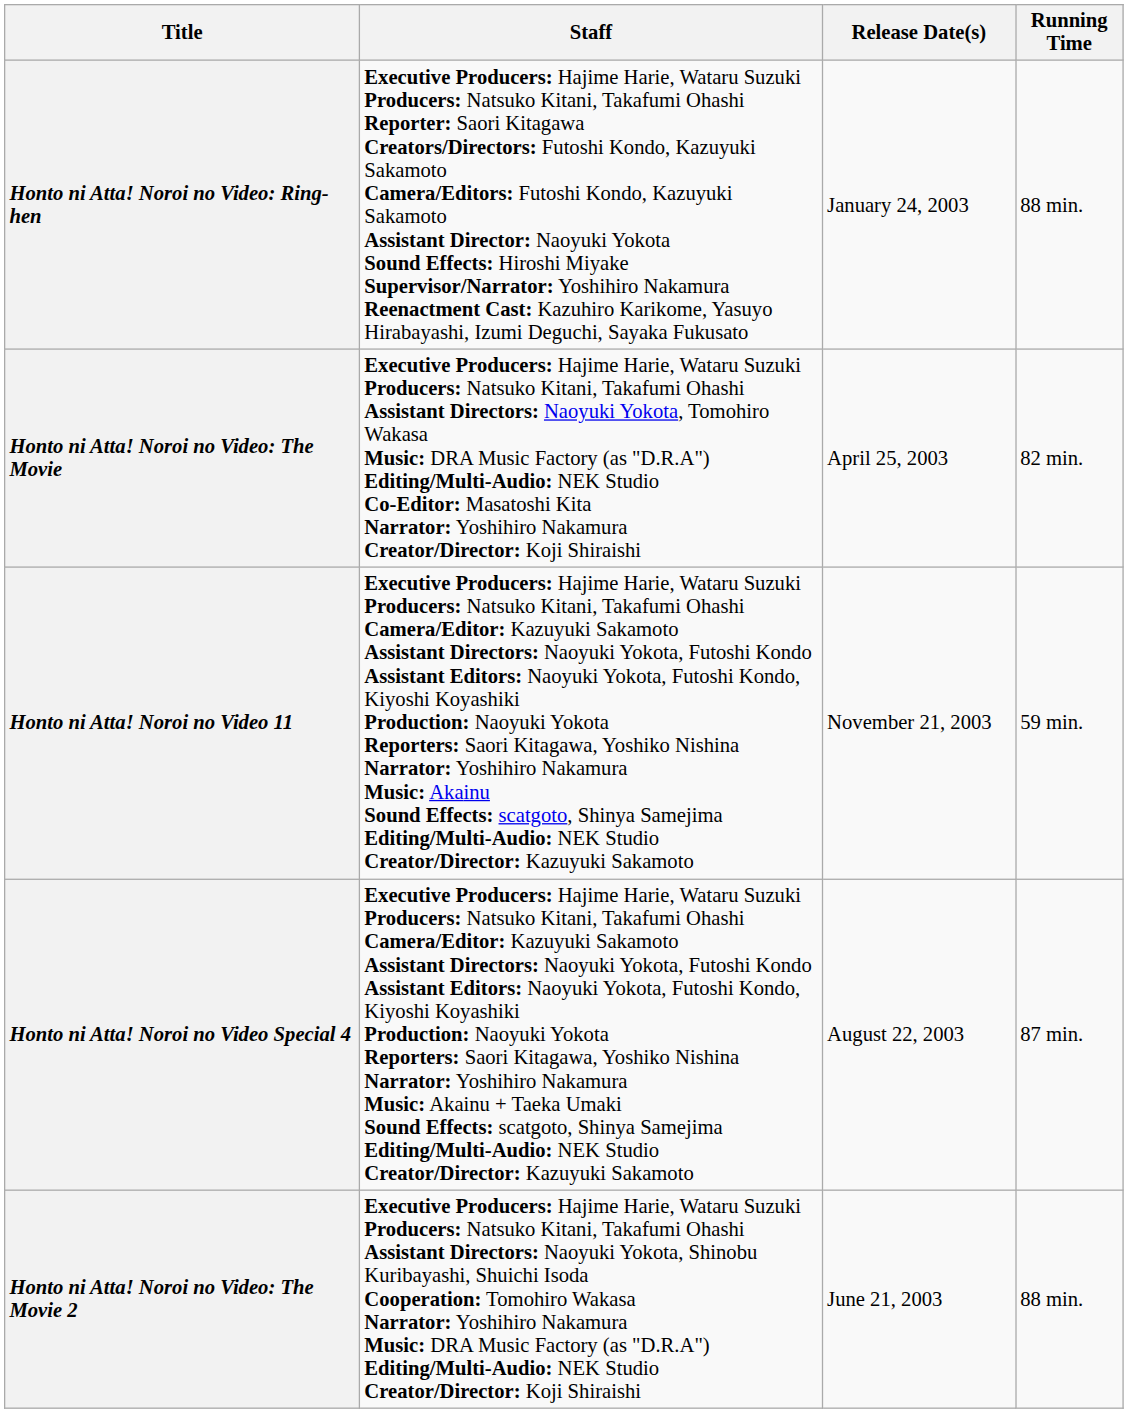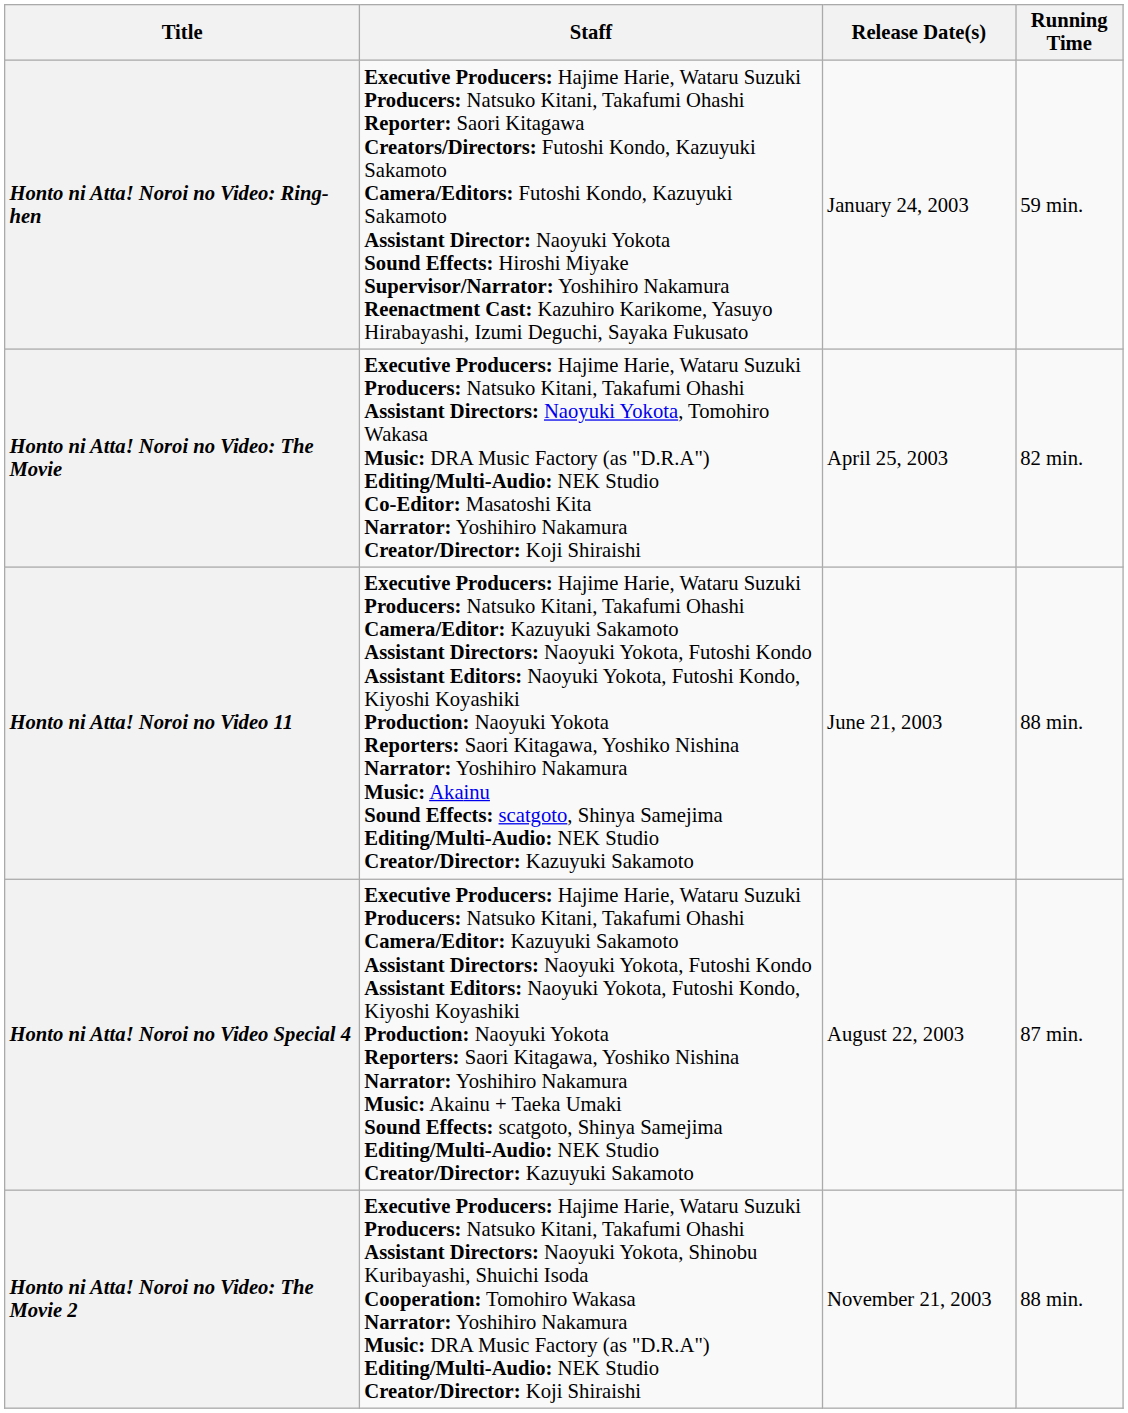(1052, 204) 88 min. -> (1052, 204) 59 min.
(909, 722) November 21, 2003 -> (885, 722) June 21, 2003
(1052, 722) 59 min. -> (1052, 722) 88 min.
(885, 1299) June 21, 2003 -> (909, 1299) November 21, 2003
